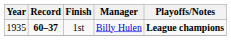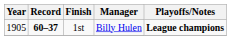(16, 27) 1935 -> (16, 27) 1905
